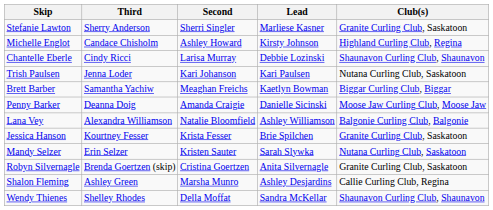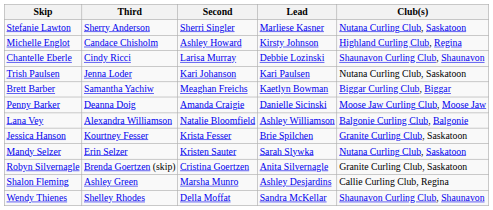(403, 27) Granite Curling Club, Saskatoon -> (403, 27) Nutana Curling Club, Saskatoon
